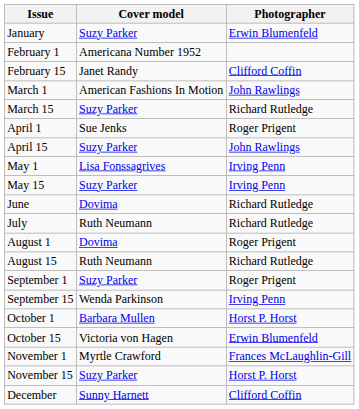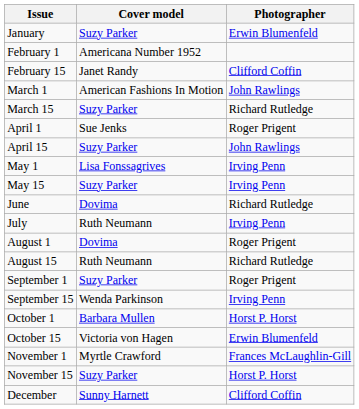(271, 223) Richard Rutledge -> (257, 223) Irving Penn
